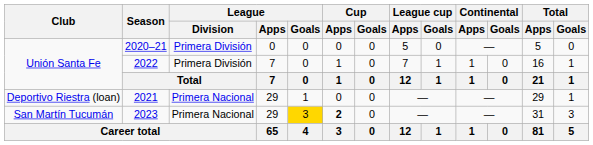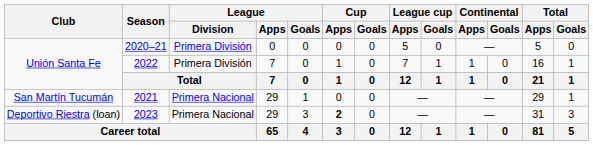(63, 98) Deportivo Riestra (loan) -> (63, 98) San Martín Tucumán
(63, 115) San Martín Tucumán -> (63, 115) Deportivo Riestra (loan)
(305, 115) gold background -> (305, 115) no background
